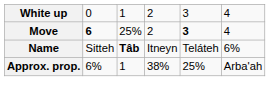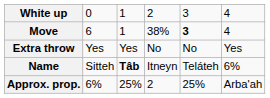(89, 31) bold -> (89, 31) normal
(131, 31) 25% -> (122, 31) 1
(150, 31) 2 -> (158, 31) 38%
+ row: (44, 48)
(122, 66) 1 -> (131, 84) 25%
(158, 66) 38% -> (150, 84) 2
